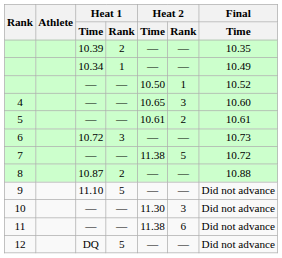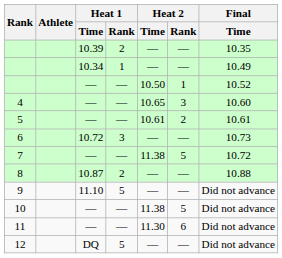(153, 208) 11.30 -> (153, 208) 11.38
(183, 208) 3 -> (183, 208) 5
(153, 226) 11.38 -> (153, 226) 11.30
